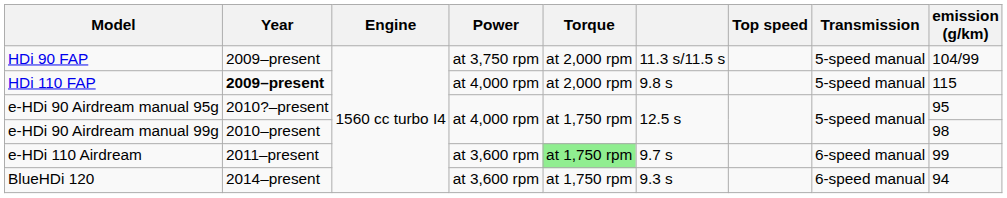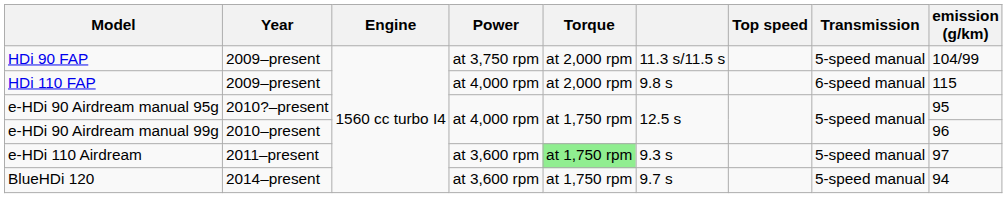(275, 82) bold -> (273, 82) normal
(870, 82) 5-speed manual -> (870, 82) 6-speed manual
(941, 131) 98 -> (941, 131) 96
(656, 155) 9.7 s -> (656, 155) 9.3 s
(870, 155) 6-speed manual -> (870, 155) 5-speed manual
(941, 155) 99 -> (941, 155) 97
(656, 180) 9.3 s -> (656, 180) 9.7 s
(870, 180) 6-speed manual -> (870, 180) 5-speed manual
